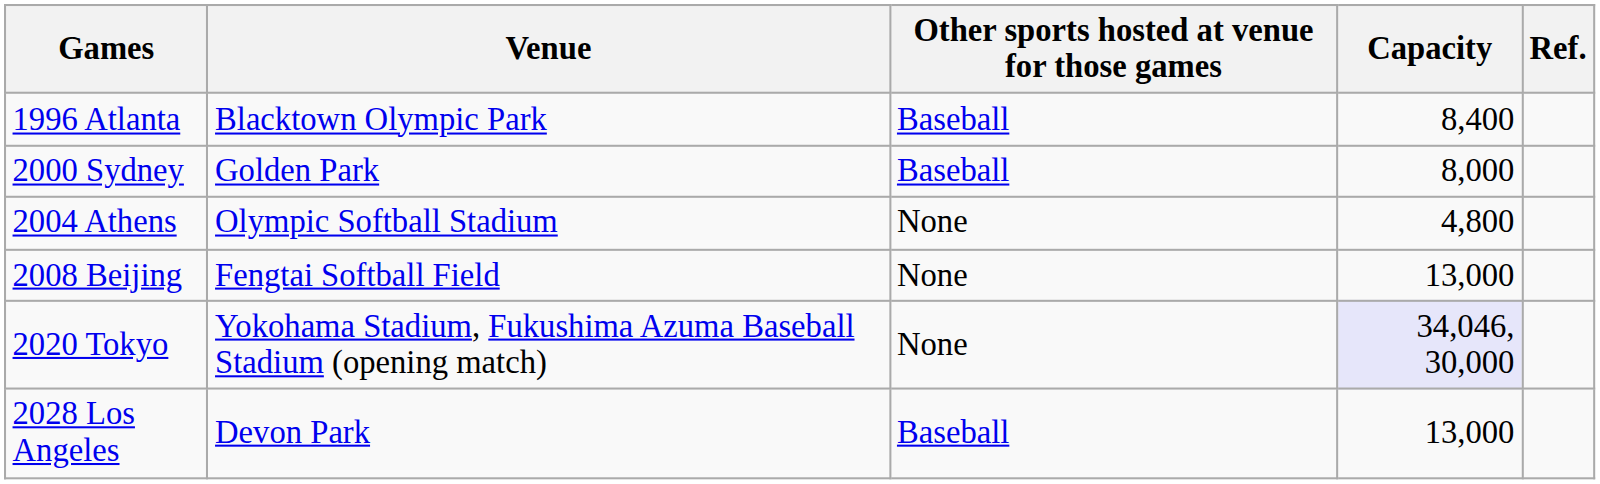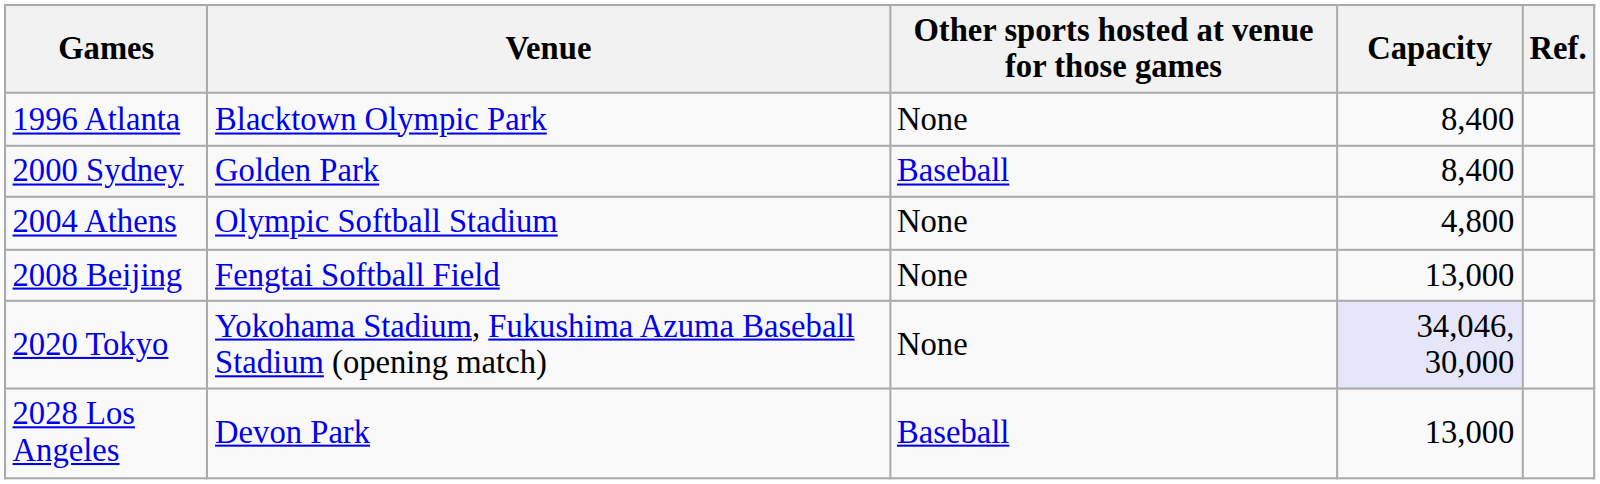(953, 118) Baseball -> (932, 118) None
(1478, 170) 8,000 -> (1478, 170) 8,400
